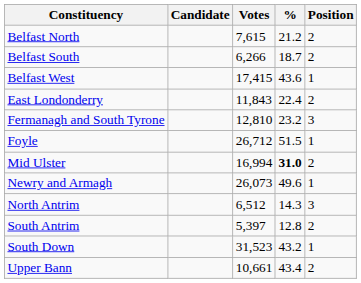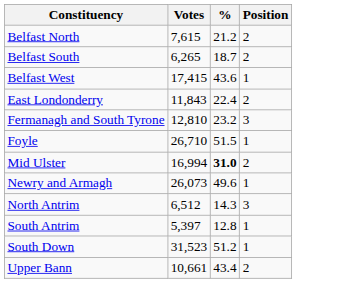- column: (200, 15)
(251, 57) 6,266 -> (186, 57) 6,265
(254, 141) 26,712 -> (189, 141) 26,710
(311, 225) 2 -> (246, 225) 1
(290, 246) 43.2 -> (225, 246) 51.2
